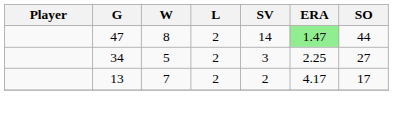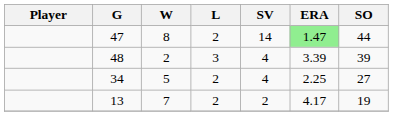+ row: (117, 57)
(265, 57) 3 -> (265, 79) 4
(364, 79) 17 -> (364, 100) 19
